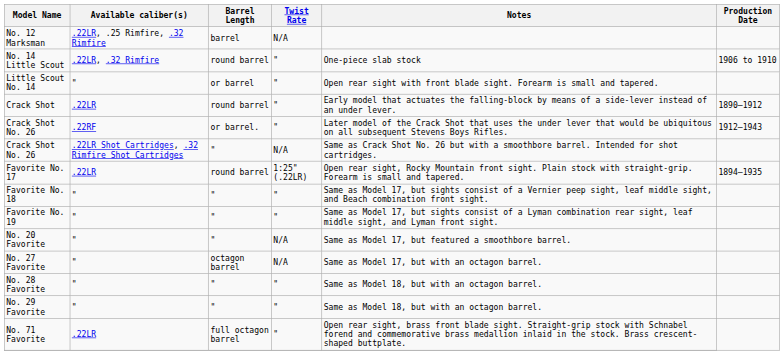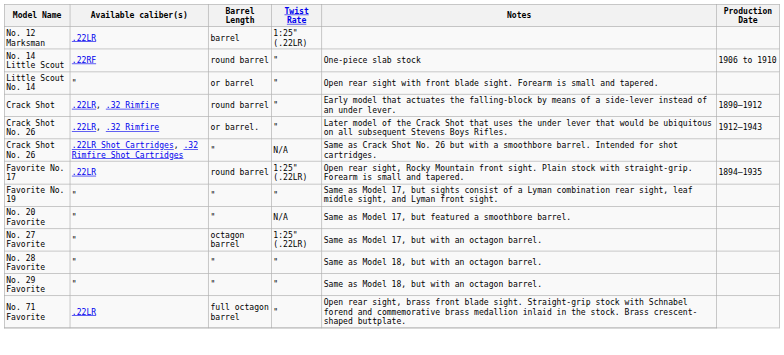(128, 38) .22LR, .25 Rimfire, .32 Rimfire -> (84, 38) .22LR
(281, 38) N/A -> (290, 38) 1:25" (.22LR)
(116, 60) .22LR, .32 Rimfire -> (84, 60) .22RF
(84, 105) .22LR -> (116, 105) .22LR, .32 Rimfire
(84, 128) .22RF -> (116, 128) .22LR, .32 Rimfire
- row: (35, 195)
(281, 262) N/A -> (290, 240) 1:25" (.22LR)
